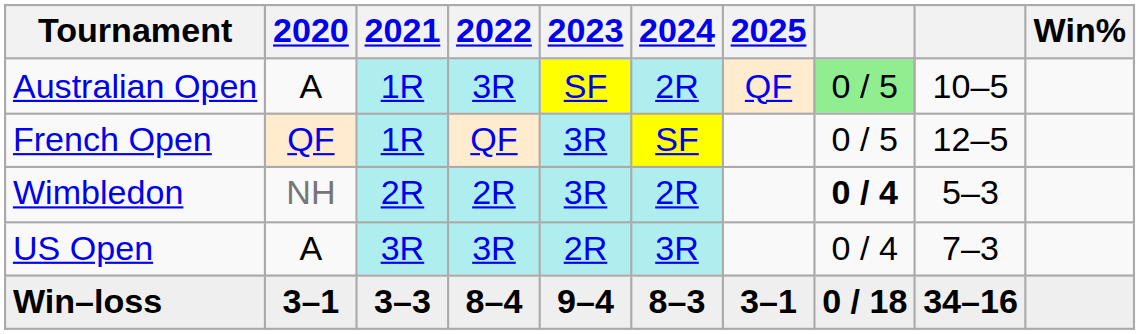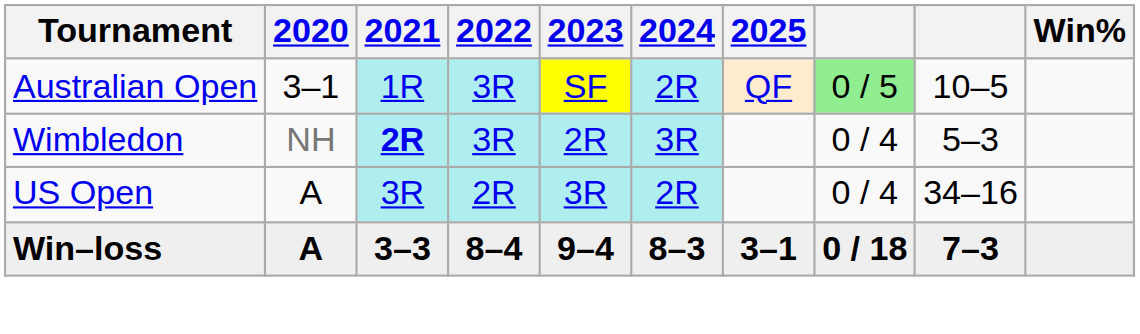(311, 85) A -> (311, 85) 3–1
- row: (112, 139)
(402, 193) normal -> (402, 139) bold
(494, 193) 2R -> (494, 139) 3R
(585, 193) 3R -> (585, 139) 2R
(677, 193) 2R -> (677, 139) 3R
(865, 193) bold -> (865, 139) normal
(494, 247) 3R -> (494, 193) 2R
(585, 247) 2R -> (585, 193) 3R
(677, 247) 3R -> (677, 193) 2R
(971, 247) 7–3 -> (971, 193) 34–16
(311, 301) 3–1 -> (311, 247) A
(971, 301) 34–16 -> (971, 247) 7–3
